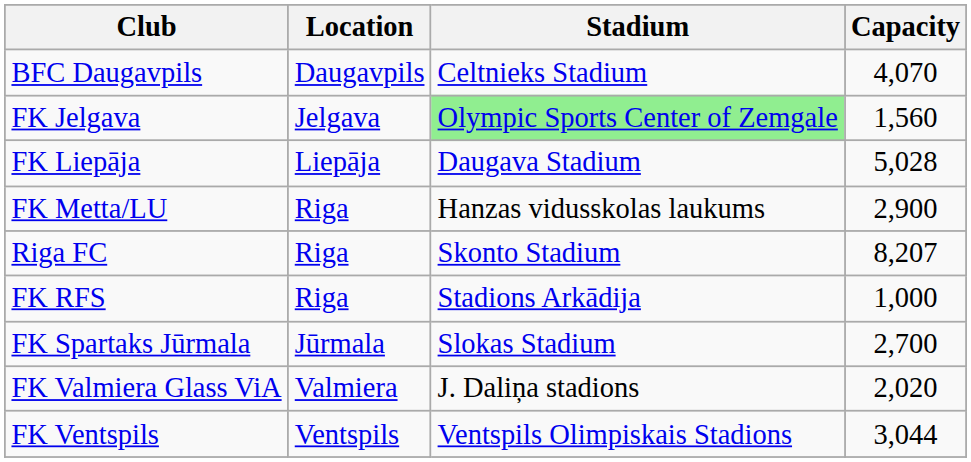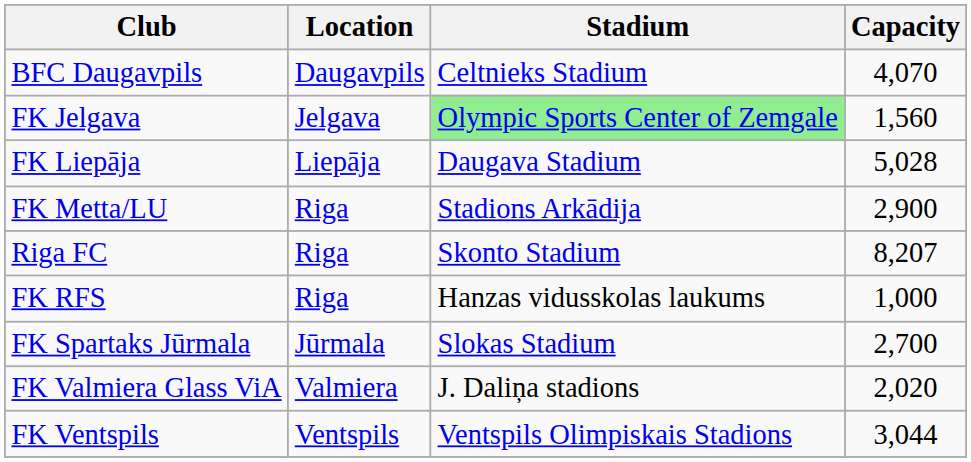(601, 207) Hanzas vidusskolas laukums -> (539, 207) Stadions Arkādija
(539, 298) Stadions Arkādija -> (601, 298) Hanzas vidusskolas laukums
